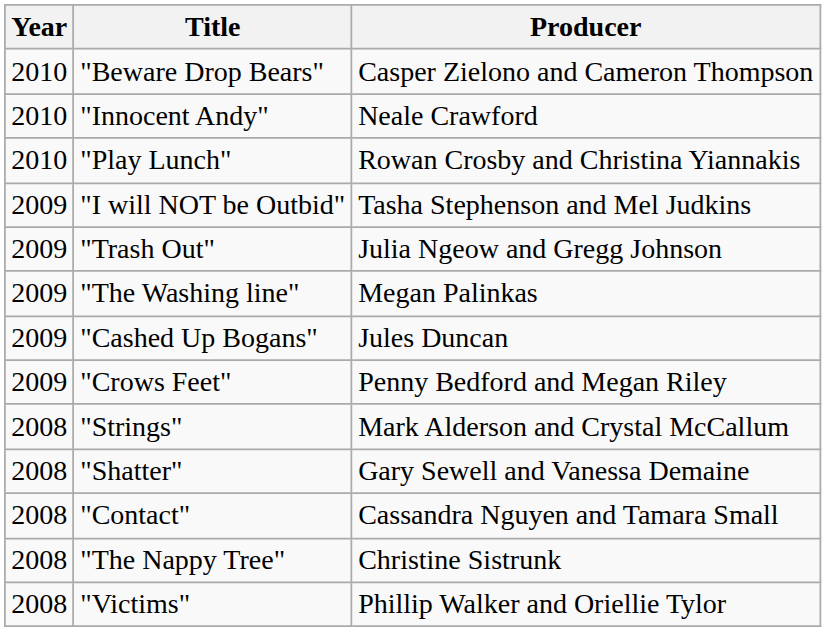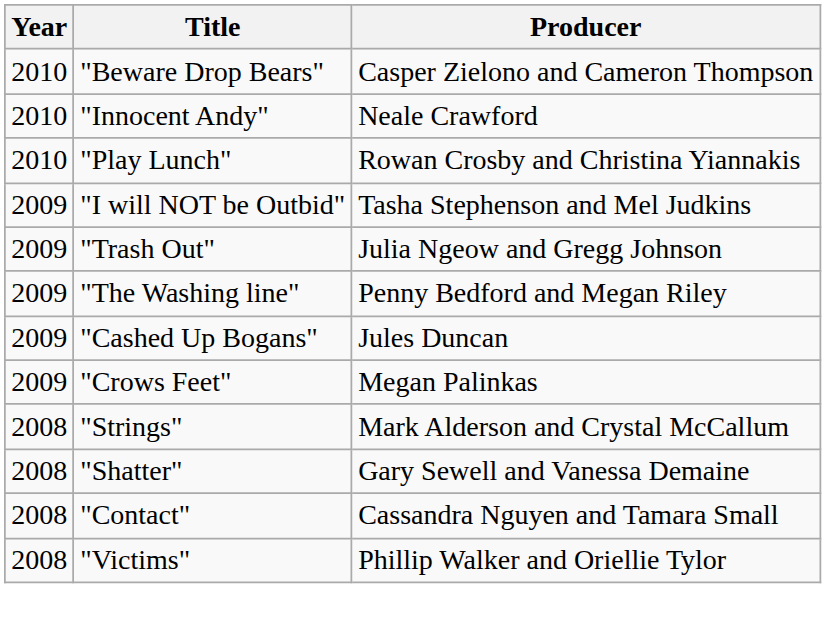(448, 293) Megan Palinkas -> (542, 293) Penny Bedford and Megan Riley
(542, 381) Penny Bedford and Megan Riley -> (448, 381) Megan Palinkas
- row: (183, 559)
